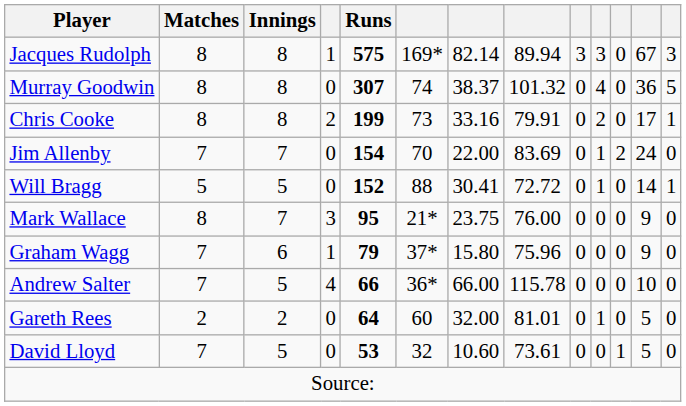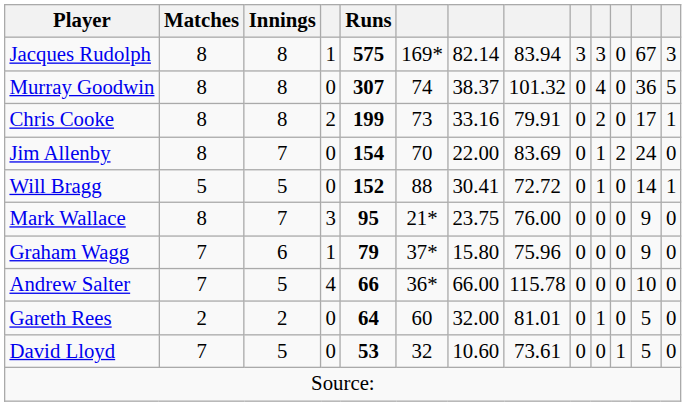(537, 53) 89.94 -> (537, 53) 83.94
(202, 152) 7 -> (202, 152) 8
